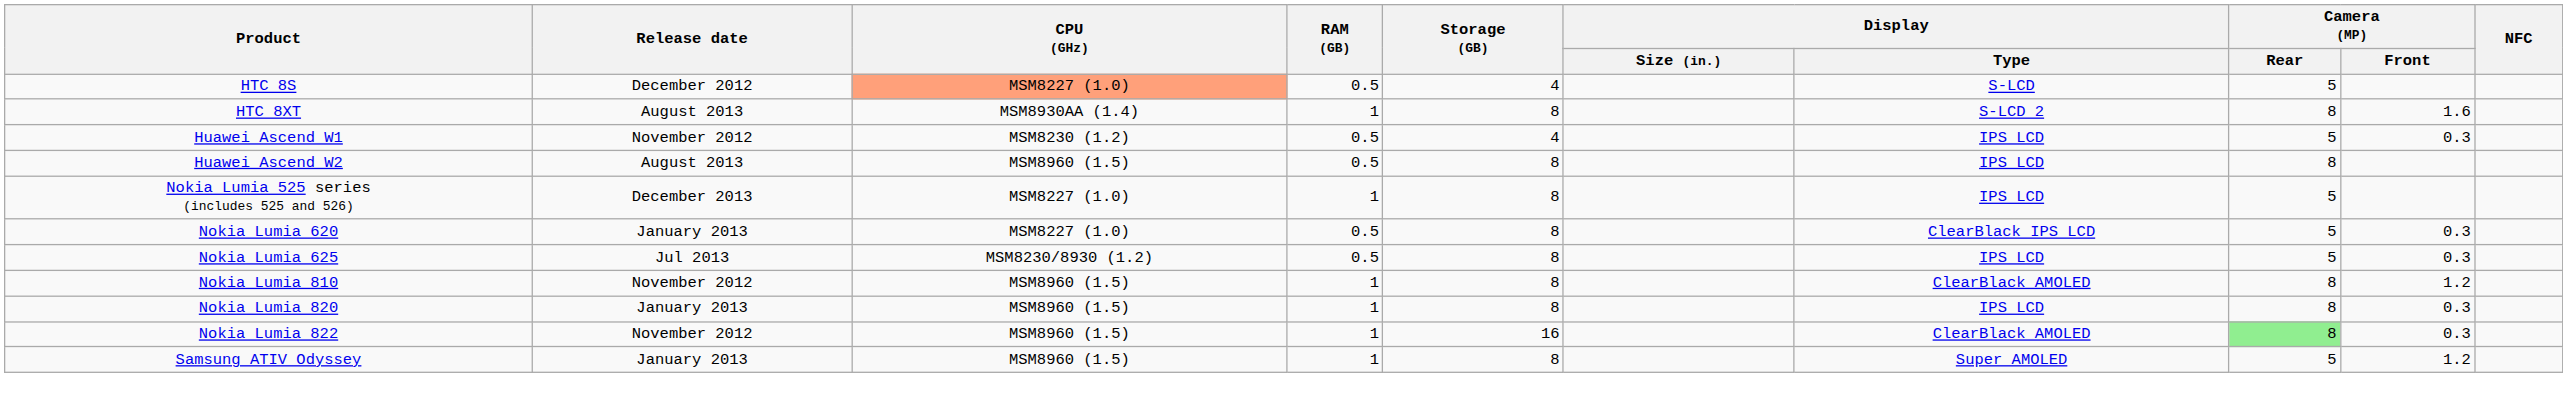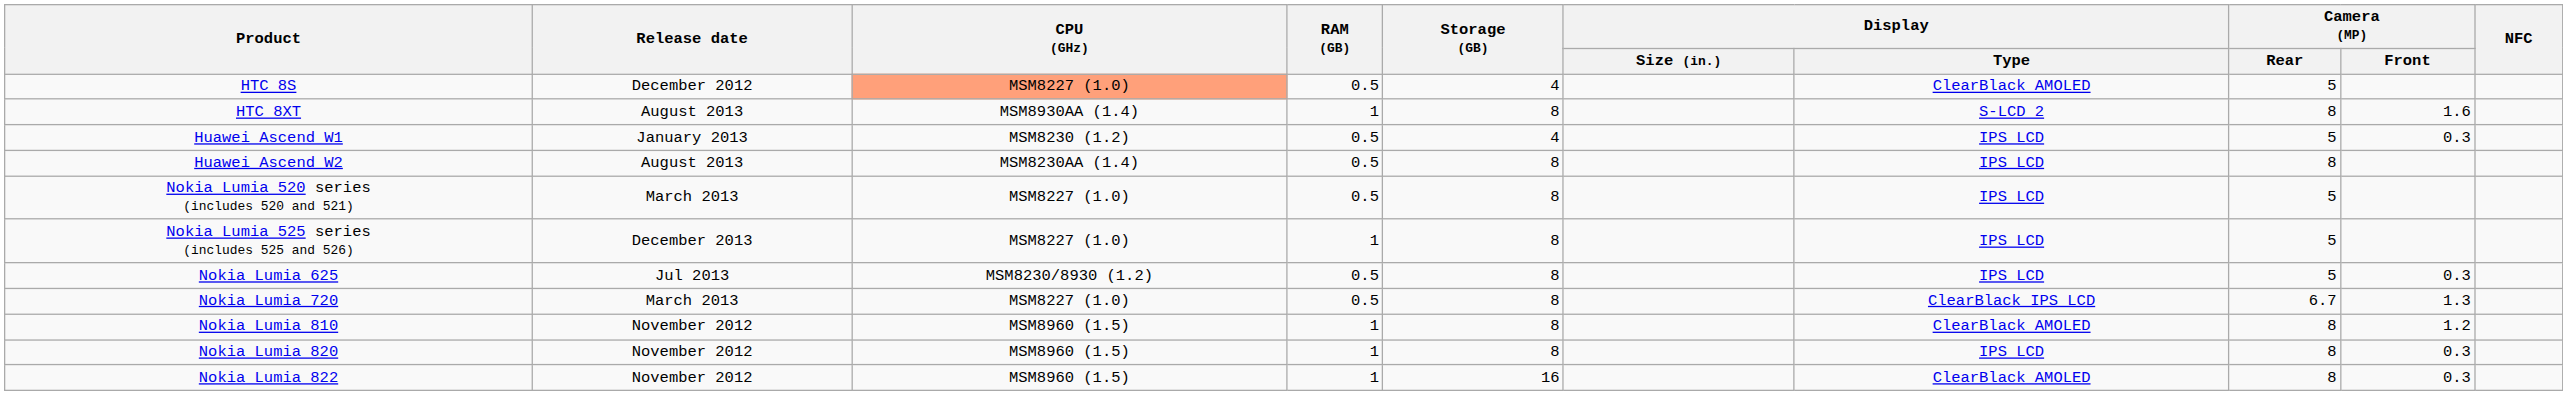(2012, 86) S-LCD -> (2012, 86) ClearBlack AMOLED
(692, 138) November 2012 -> (692, 138) January 2013
(1069, 163) MSM8960 (1.5) -> (1069, 163) MSM8230AA (1.4)
+ row: (269, 197)
- row: (269, 232)
+ row: (269, 301)
(692, 309) January 2013 -> (692, 352) November 2012
(2332, 334) lightgreen background -> (2332, 378) no background
- row: (269, 360)
